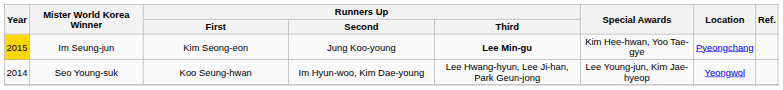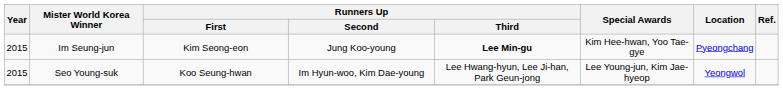(17, 47) gold background -> (17, 47) no background
(17, 73) 2014 -> (17, 73) 2015
